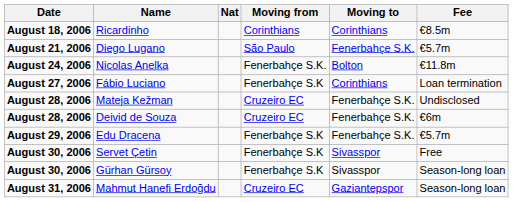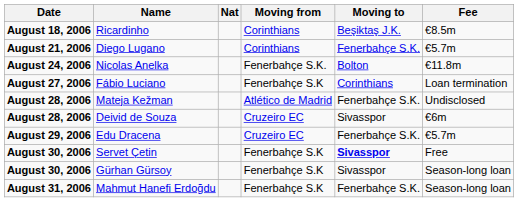(360, 30) Corinthians -> (369, 30) Beşiktaş J.K.
(269, 48) São Paulo -> (272, 48) Corinthians
(274, 100) Cruzeiro EC -> (288, 100) Atlético de Madrid
(373, 118) Fenerbahçe S.K. -> (361, 118) Sivasspor
(284, 135) Fenerbahçe S.K -> (274, 135) Cruzeiro EC
(356, 153) normal -> (364, 153) bold
(274, 188) Cruzeiro EC -> (284, 188) Fenerbahçe S.K
(368, 188) Gaziantepspor -> (379, 188) Fenerbahçe S.K.
